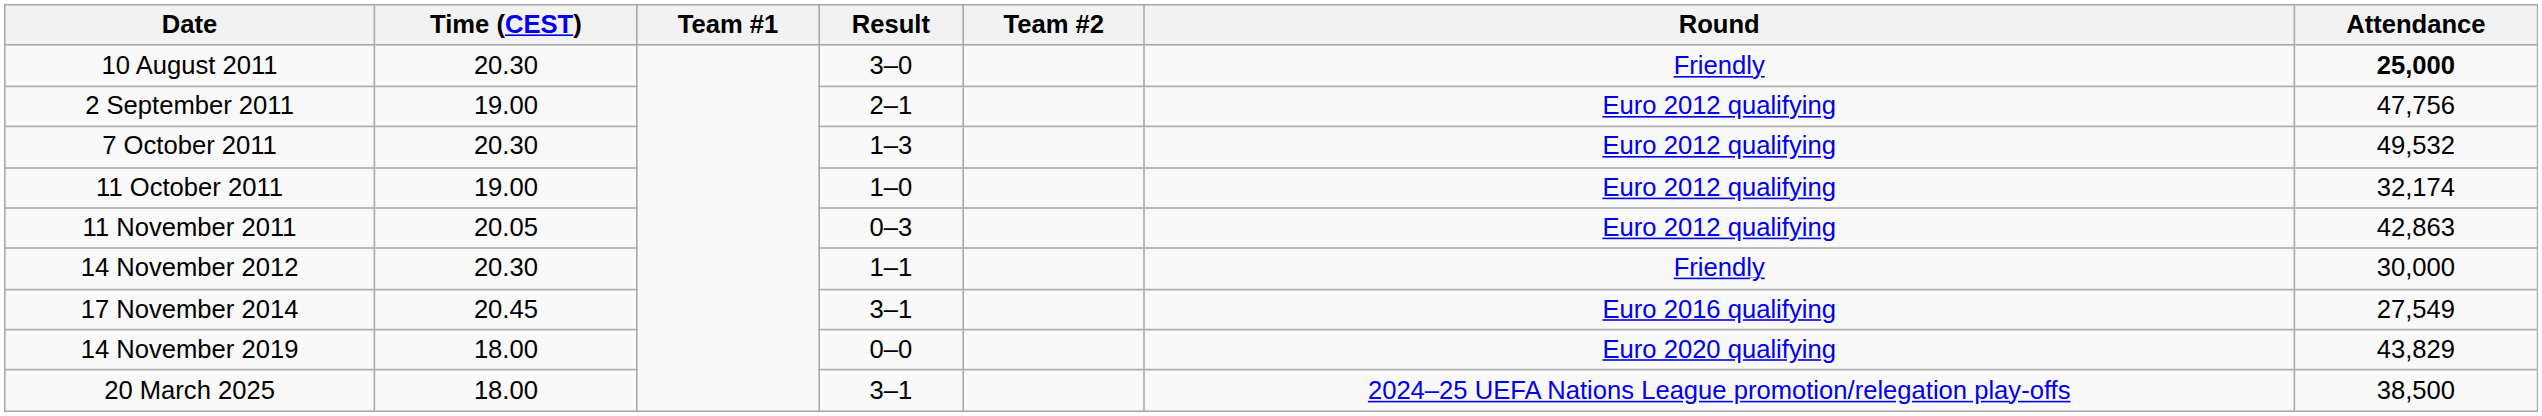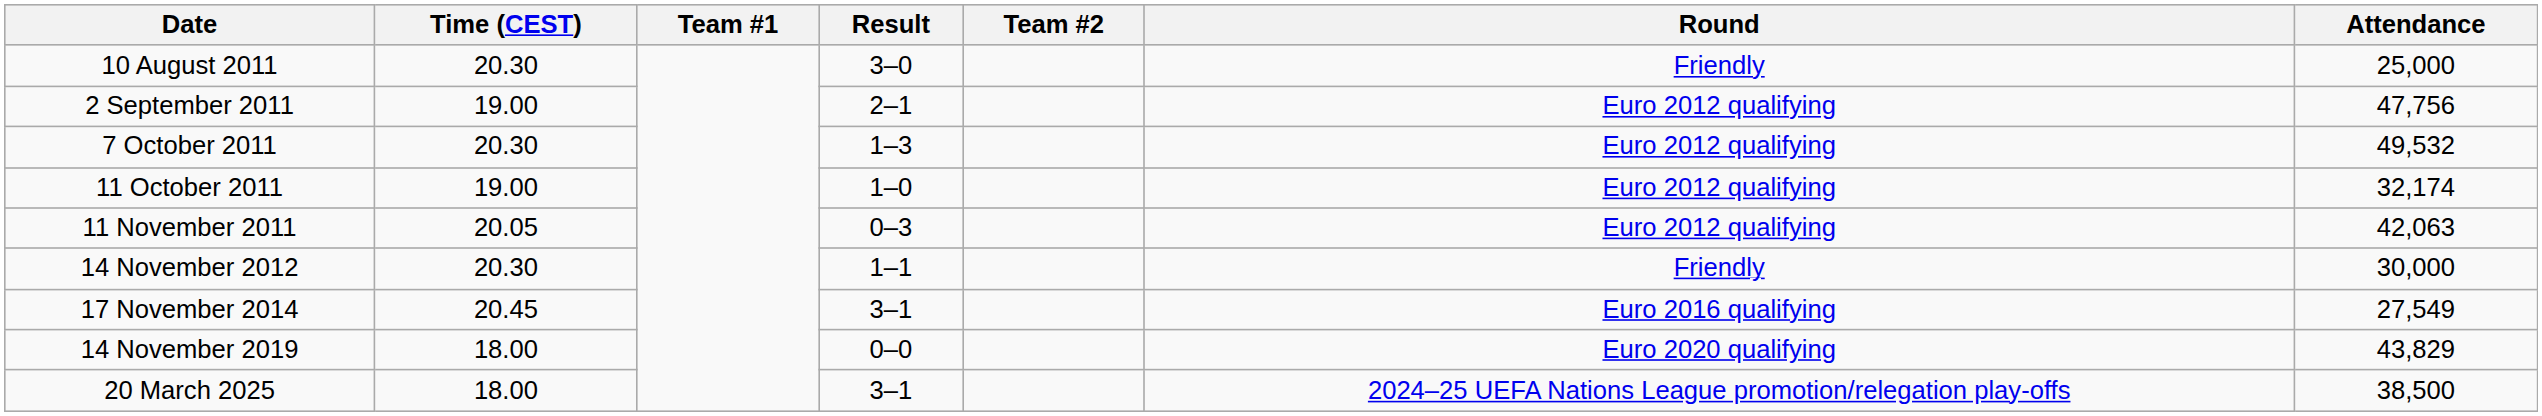(2416, 65) bold -> (2416, 65) normal
(2416, 227) 42,863 -> (2416, 227) 42,063
